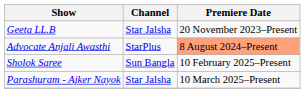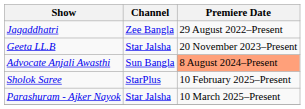+ row: (33, 29)
(143, 46) StarPlus -> (150, 63) Sun Bangla
(150, 63) Sun Bangla -> (143, 79) StarPlus
